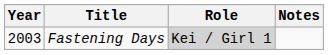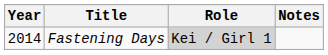(25, 39) 2003 -> (25, 39) 2014
